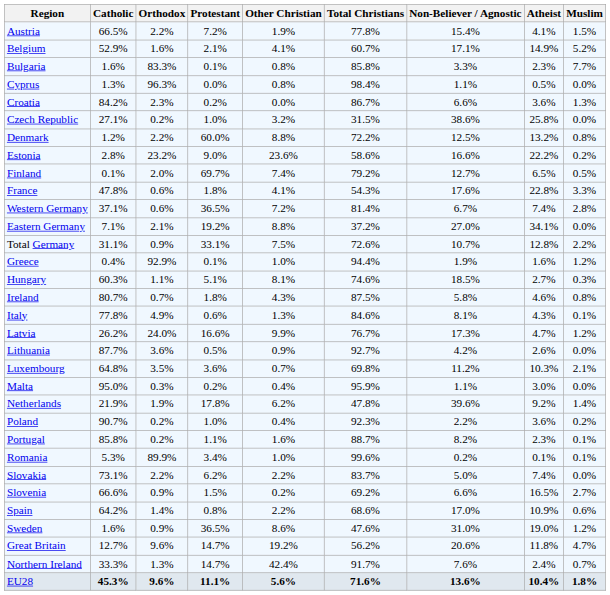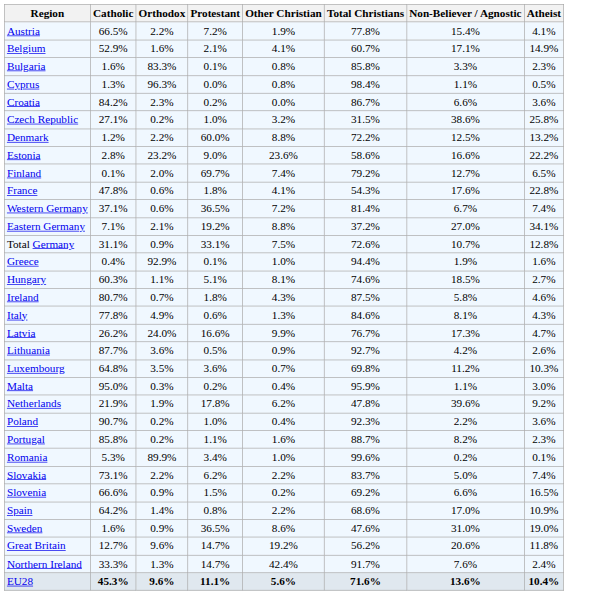- column: (585, 13)
